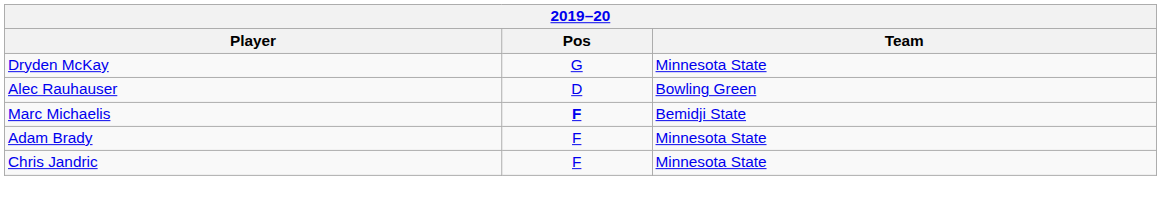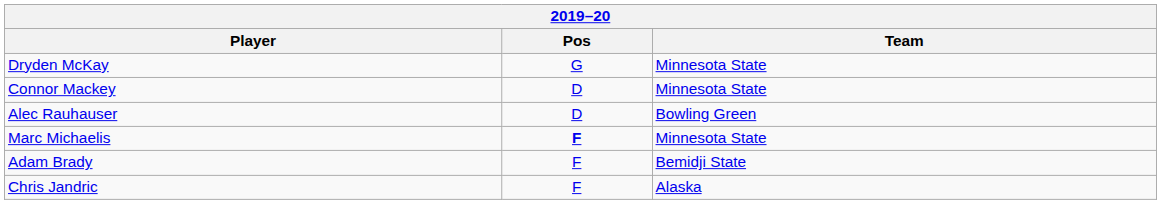+ row: (62, 89)
(701, 114) Bemidji State -> (711, 138) Minnesota State
(711, 138) Minnesota State -> (701, 162) Bemidji State
(711, 162) Minnesota State -> (679, 187) Alaska
